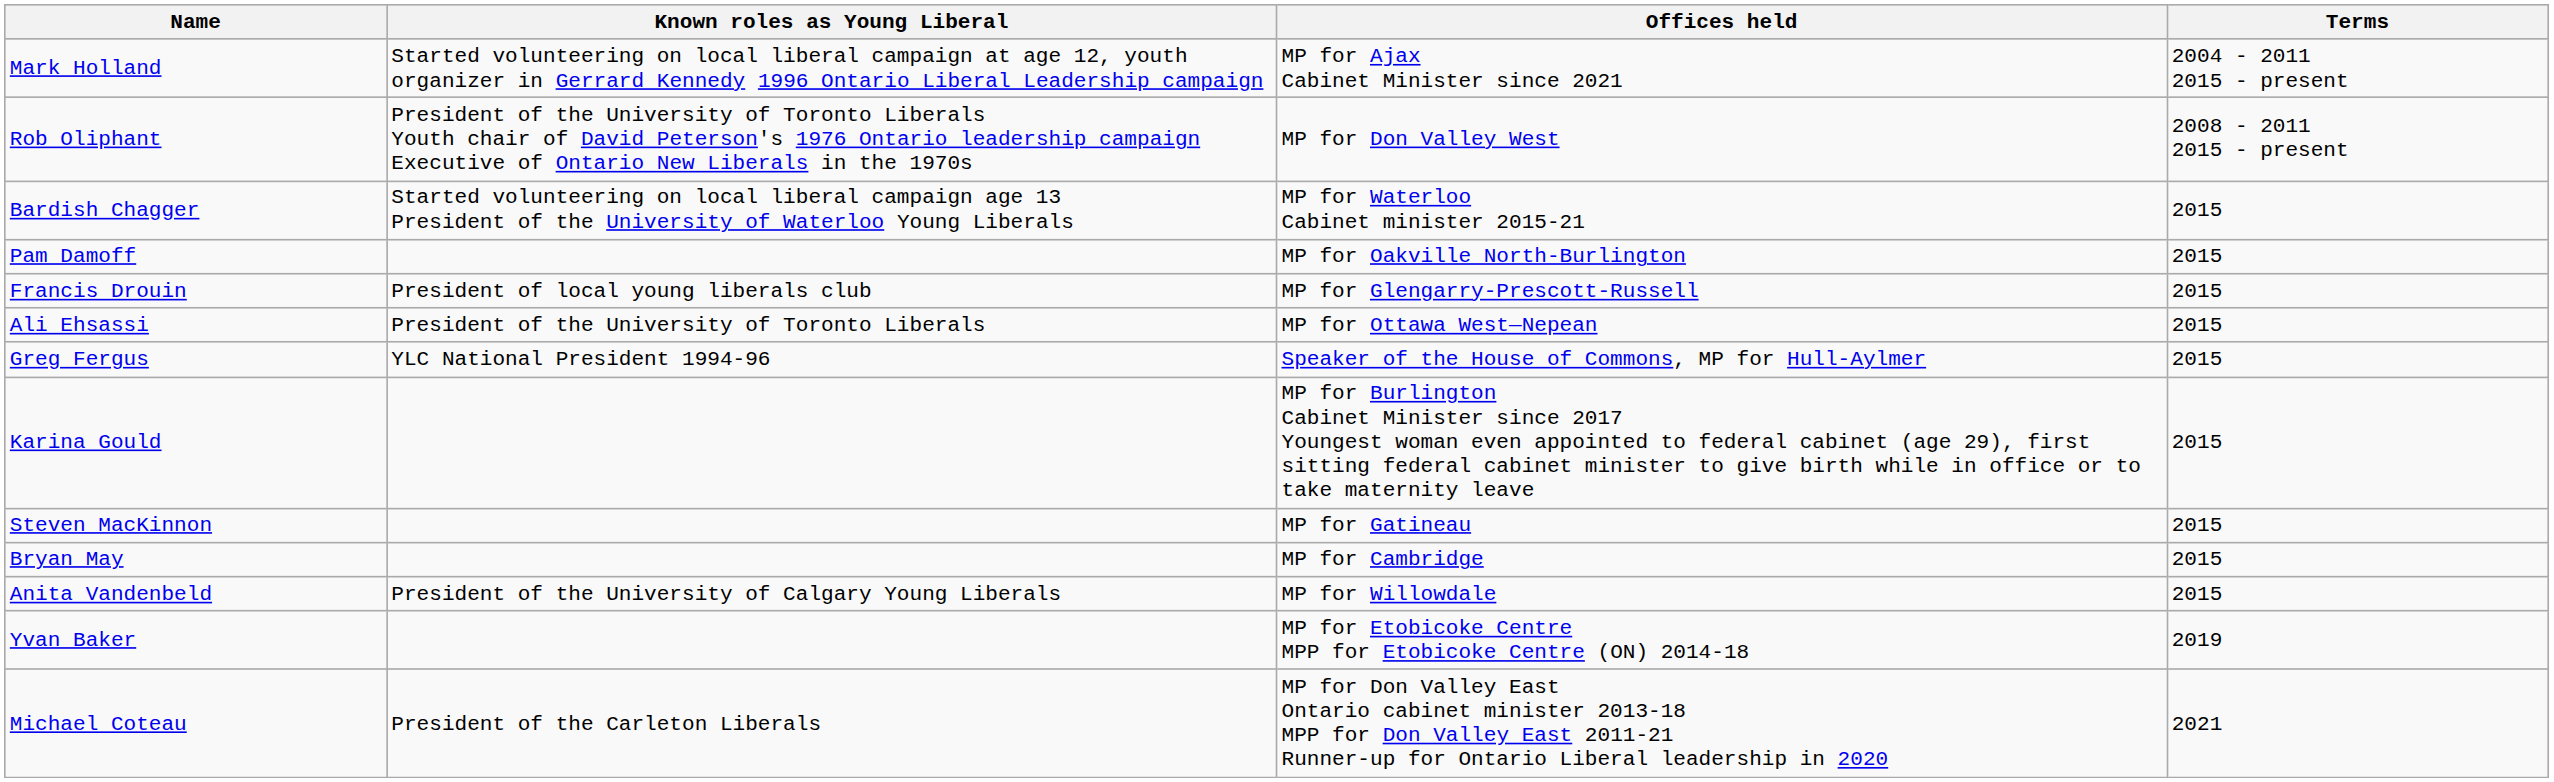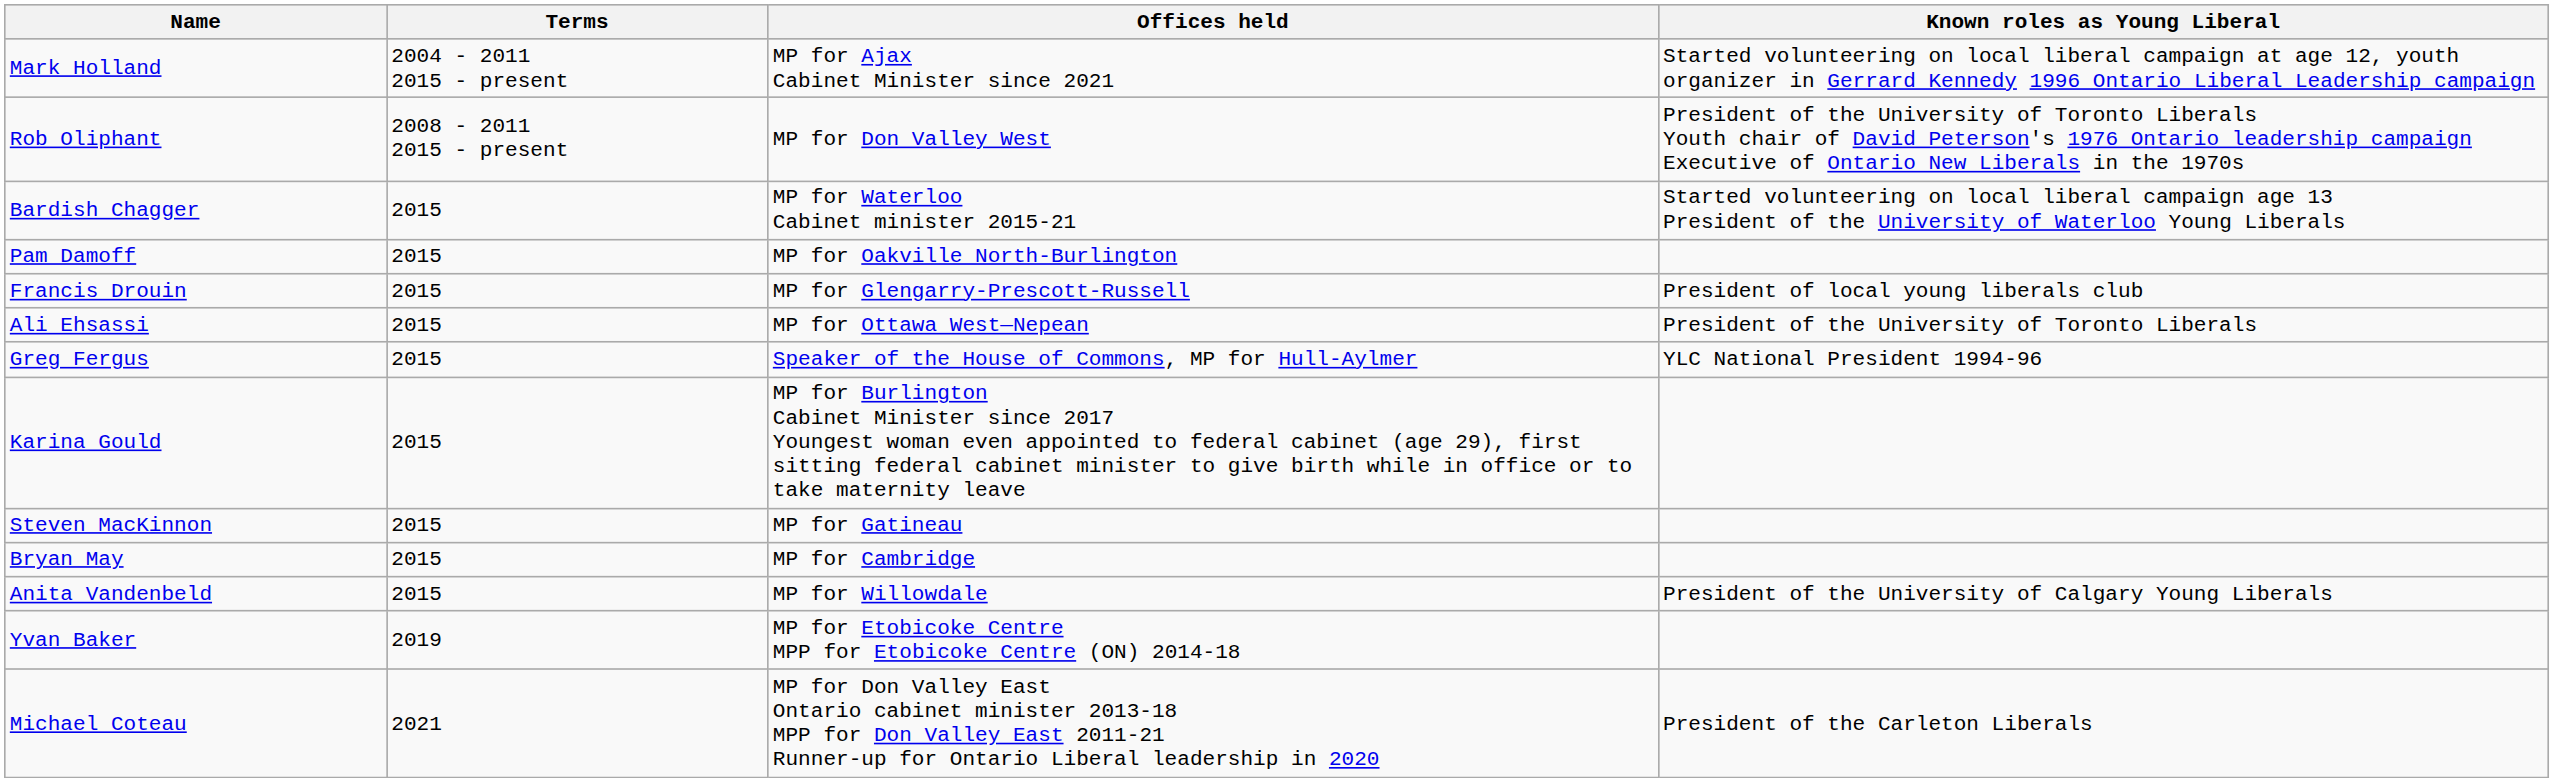columns swapped: (2357, 22) <-> (831, 22)
